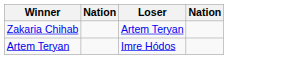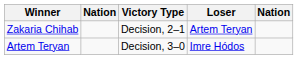+ column: (153, 12)
